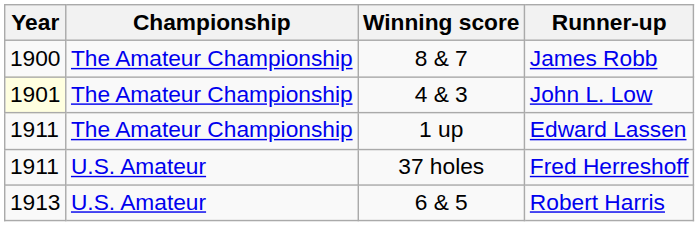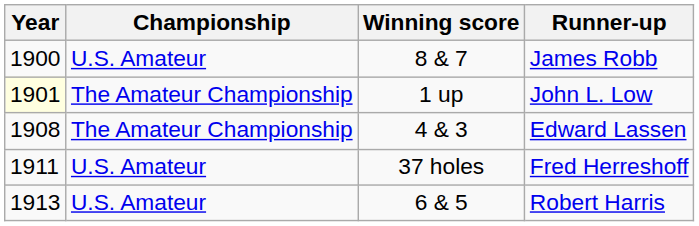(212, 58) The Amateur Championship -> (139, 58) U.S. Amateur
(441, 94) 4 & 3 -> (441, 94) 1 up
(34, 130) 1911 -> (35, 130) 1908
(441, 130) 1 up -> (441, 130) 4 & 3
